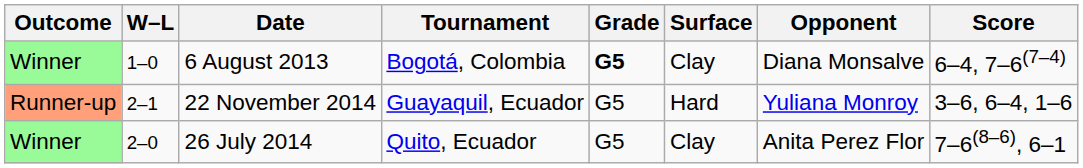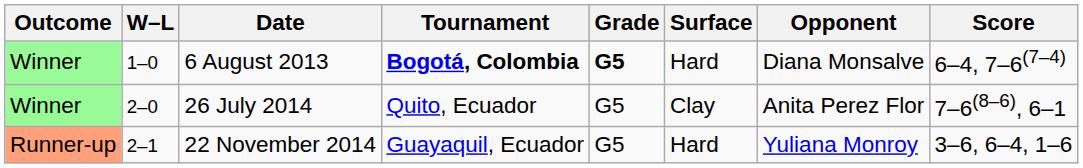(476, 61) normal -> (483, 61) bold
(692, 61) Clay -> (694, 61) Hard
rows swapped: (248, 140) <-> (280, 101)
